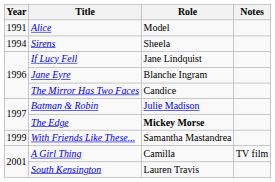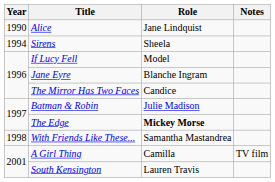(17, 28) 1991 -> (17, 28) 1990
(157, 28) Model -> (173, 28) Jane Lindquist
(173, 59) Jane Lindquist -> (157, 59) Model
(17, 138) 1999 -> (17, 138) 1998
